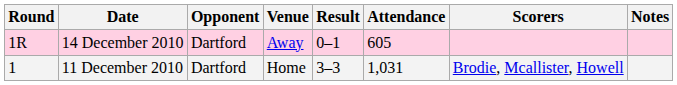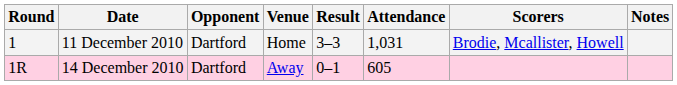rows swapped: (122, 67) <-> (123, 42)
